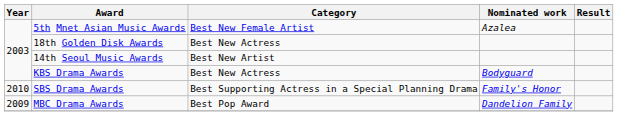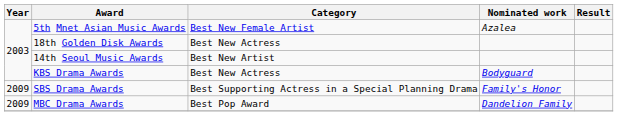(18, 88) 2010 -> (18, 88) 2009
